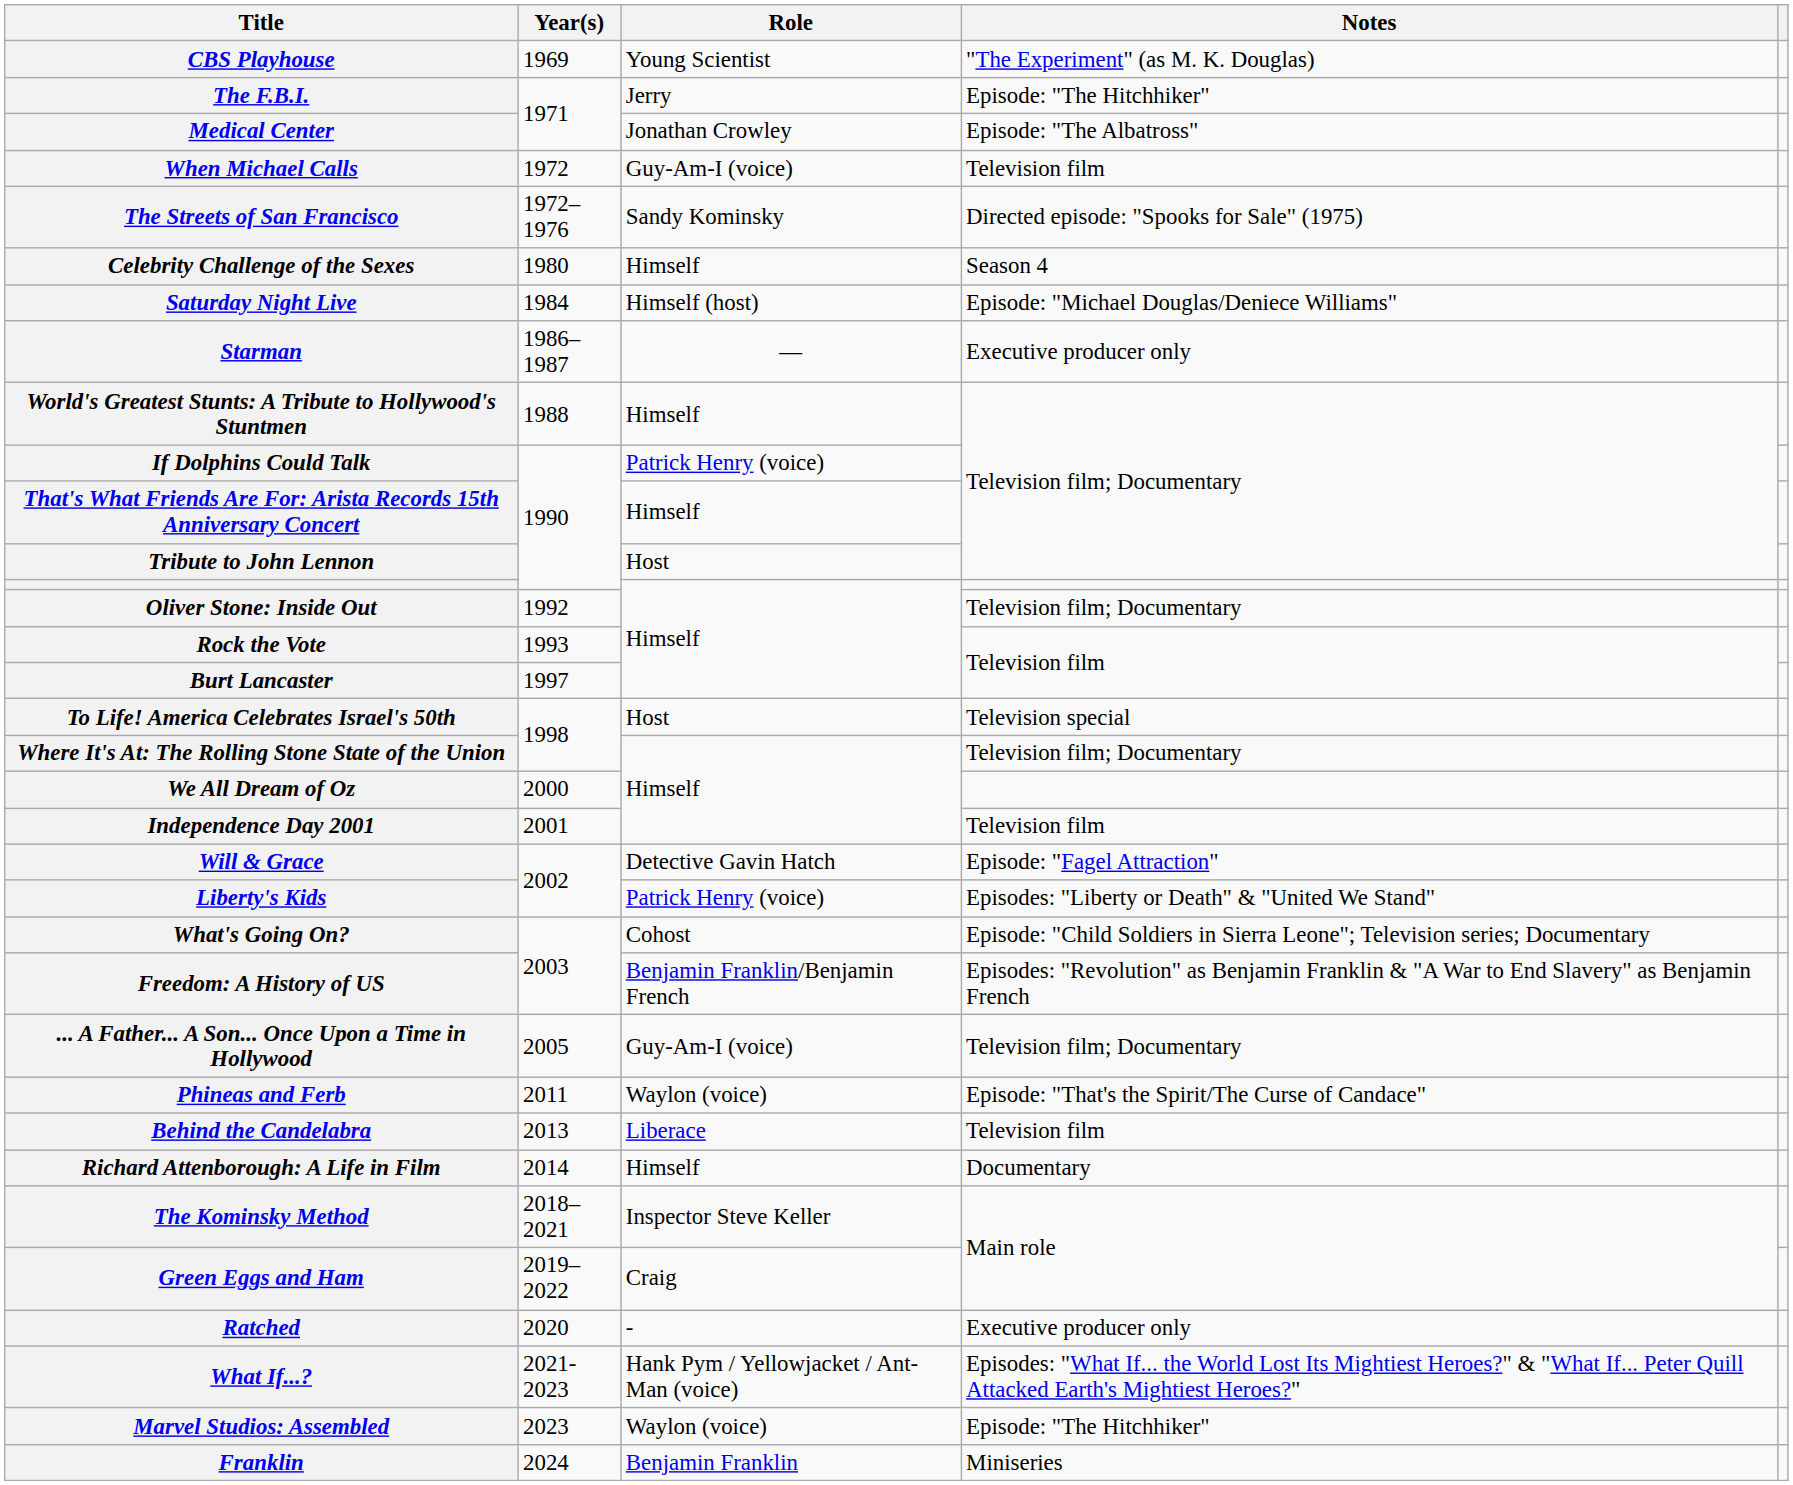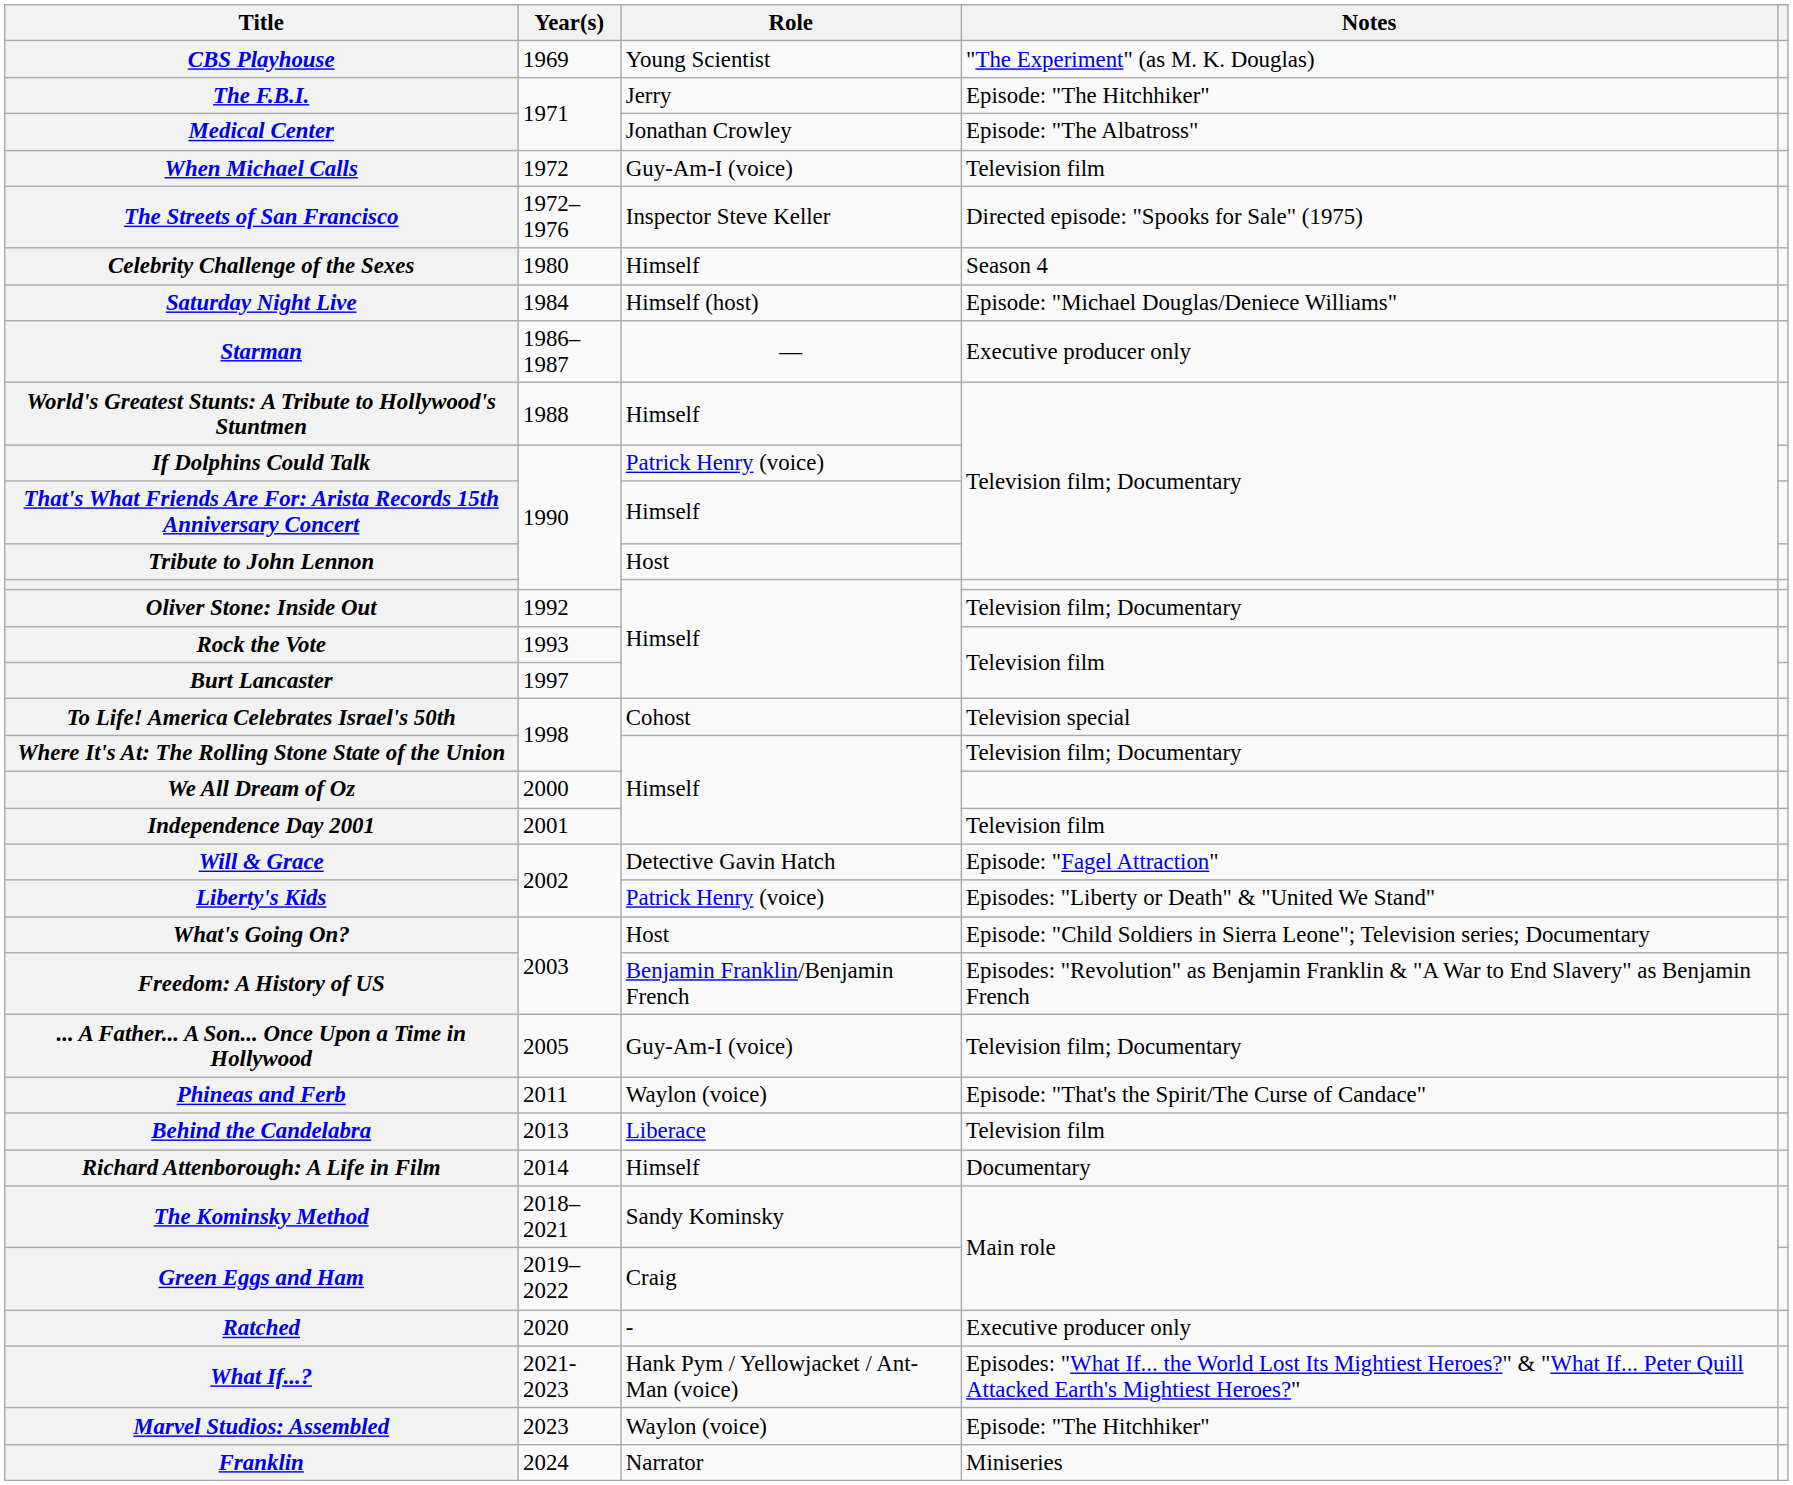(705, 216) Sandy Kominsky -> (728, 216) Inspector Steve Keller
(647, 716) Host -> (658, 716) Cohost
(658, 934) Cohost -> (647, 934) Host
(728, 1216) Inspector Steve Keller -> (705, 1216) Sandy Kominsky
(712, 1462) Benjamin Franklin -> (665, 1462) Narrator
